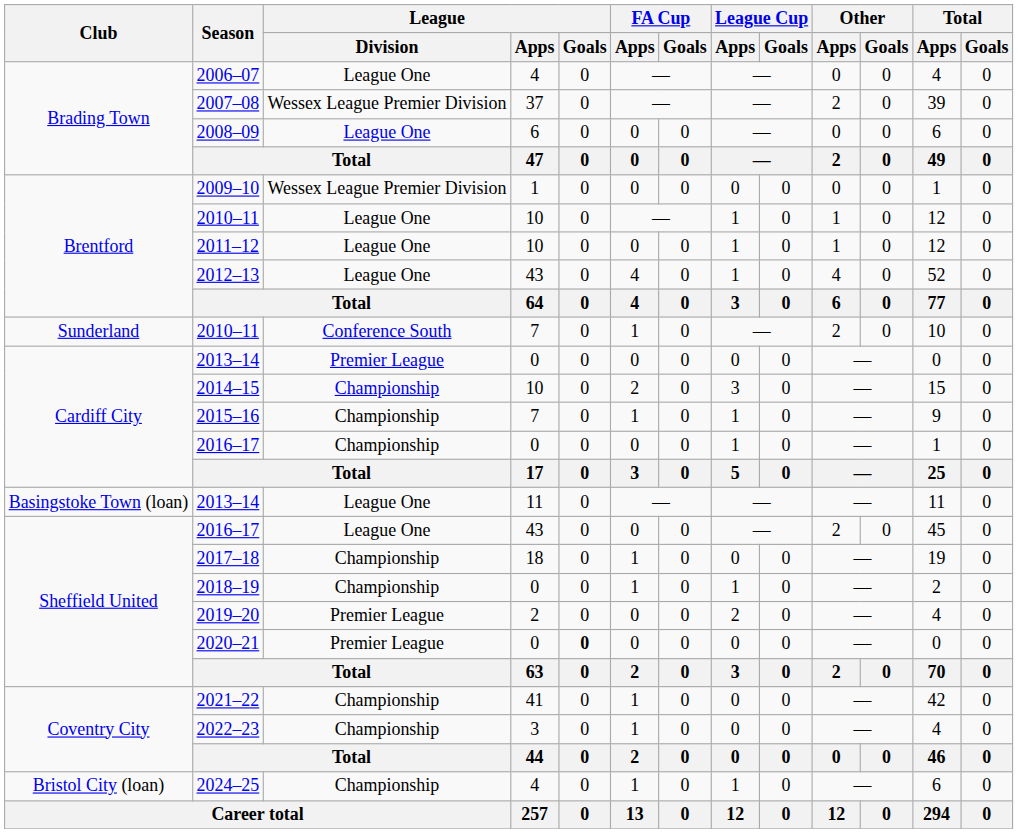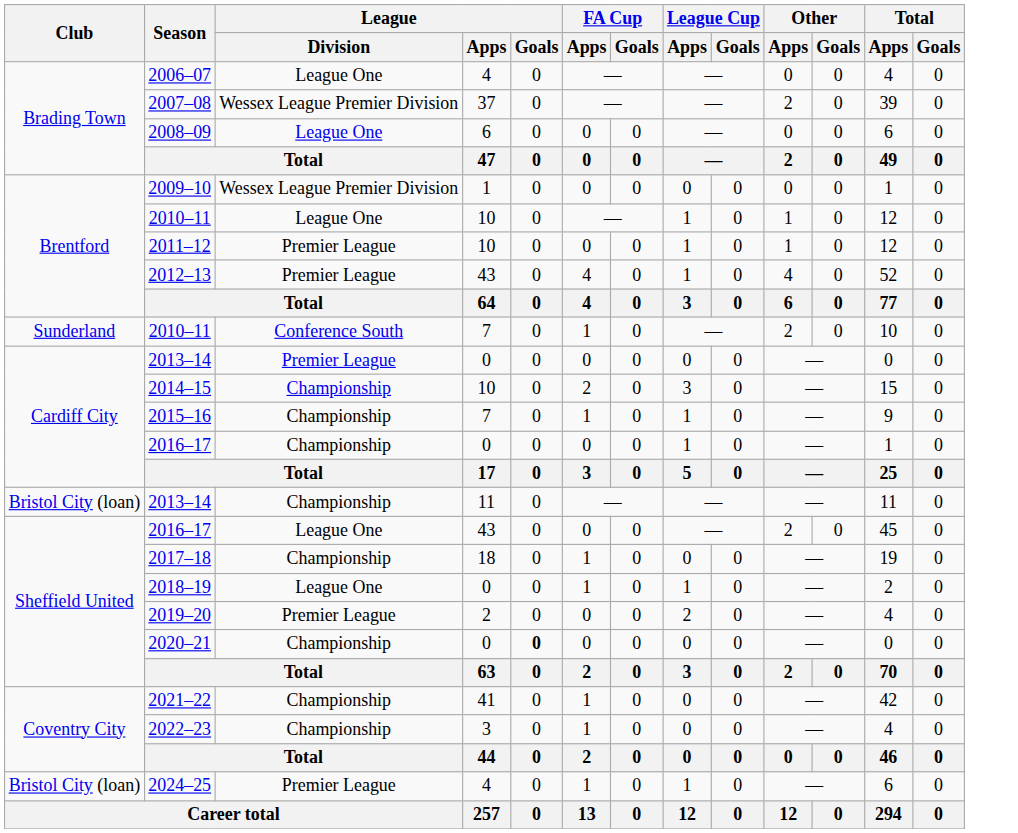(387, 246) League One -> (339, 246) Premier League
(387, 274) League One -> (339, 274) Premier League
(98, 501) Basingstoke Town (loan) -> (74, 501) Bristol City (loan)
(387, 501) League One -> (339, 501) Championship
(387, 587) Championship -> (339, 587) League One
(387, 643) Premier League -> (339, 643) Championship
(387, 786) Championship -> (339, 786) Premier League
